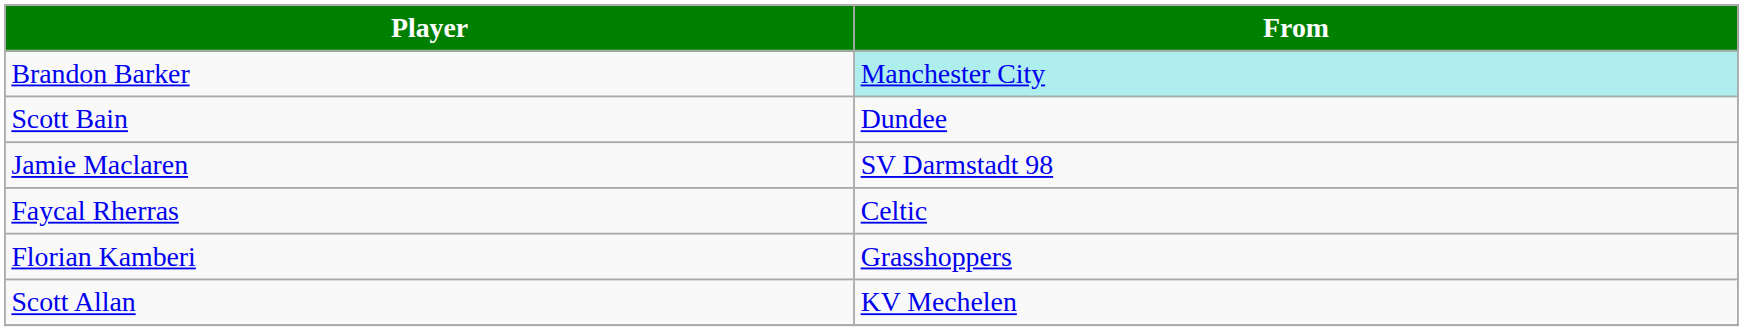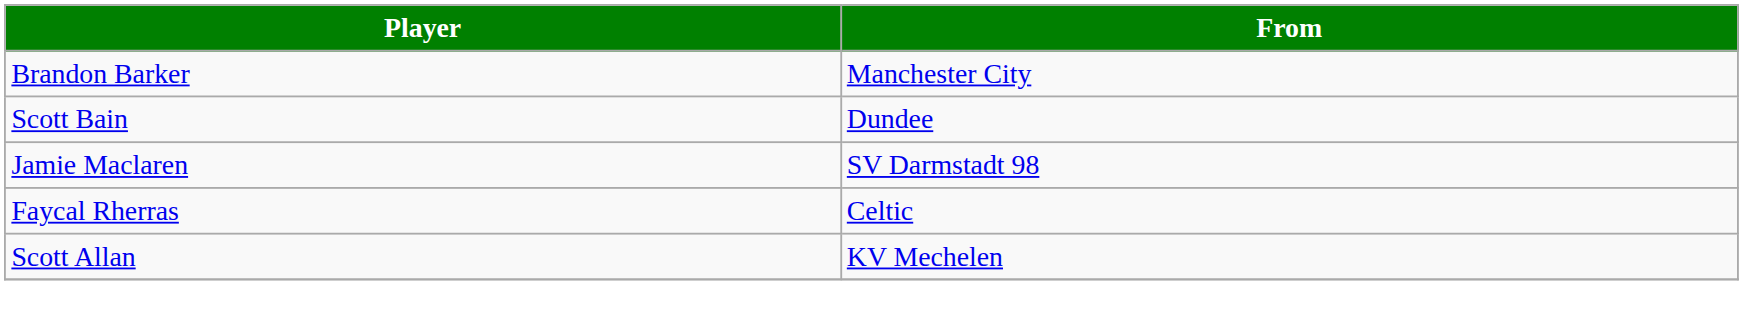(953, 73) paleturquoise background -> (939, 73) no background
- row: (104, 256)
